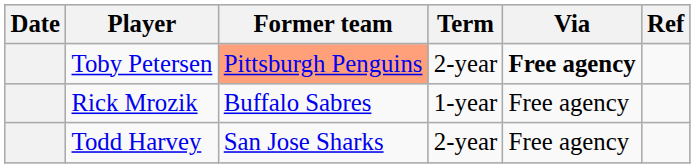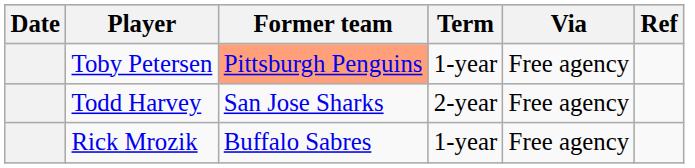(466, 63) 2-year -> (466, 63) 1-year
(572, 63) bold -> (569, 63) normal
rows swapped: (135, 102) <-> (136, 142)
